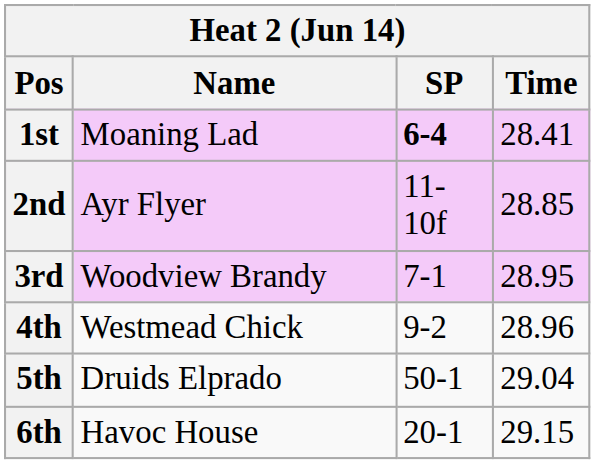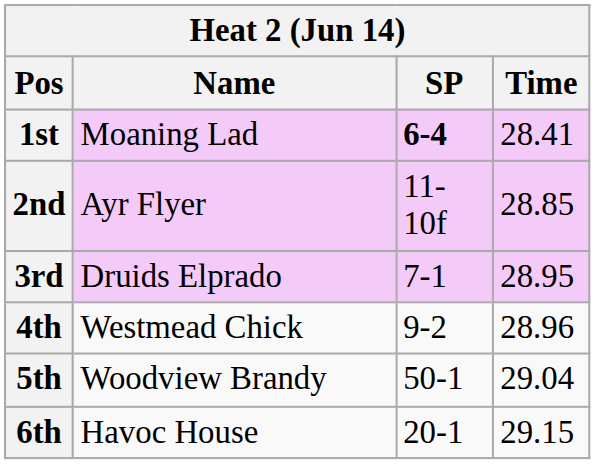(204, 275) Woodview Brandy -> (181, 275) Druids Elprado
(181, 379) Druids Elprado -> (204, 379) Woodview Brandy
